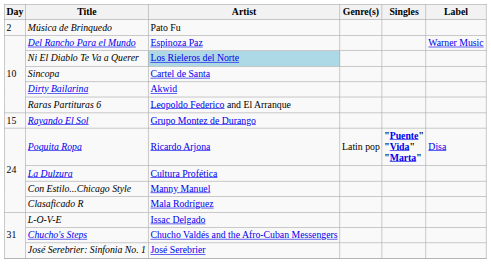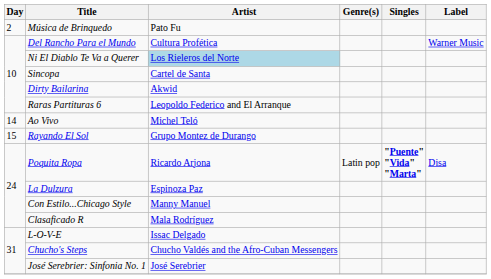(177, 43) Espinoza Paz -> (184, 43) Cultura Profética
+ row: (43, 120)
(184, 173) Cultura Profética -> (177, 188) Espinoza Paz
